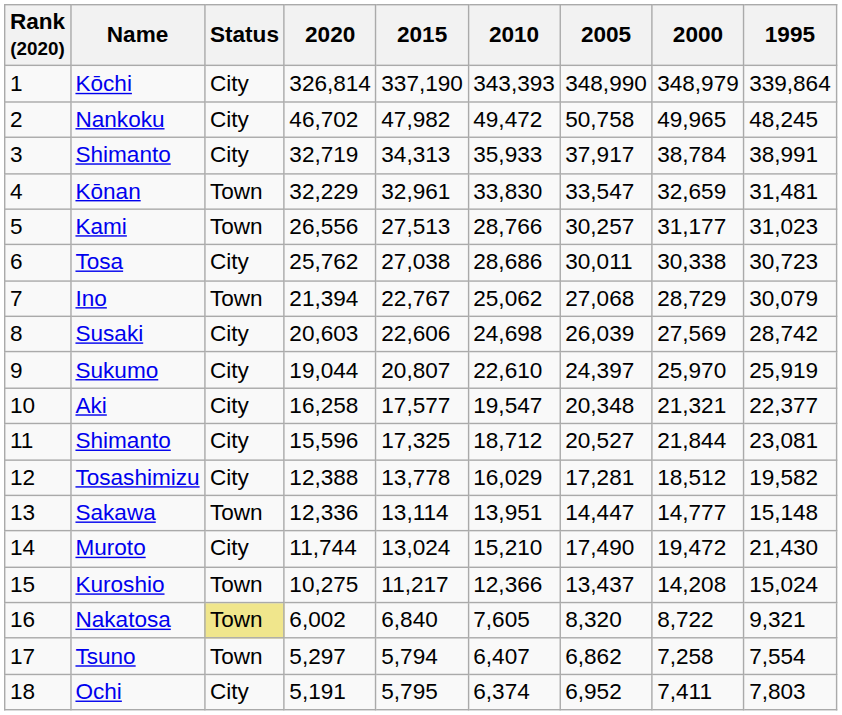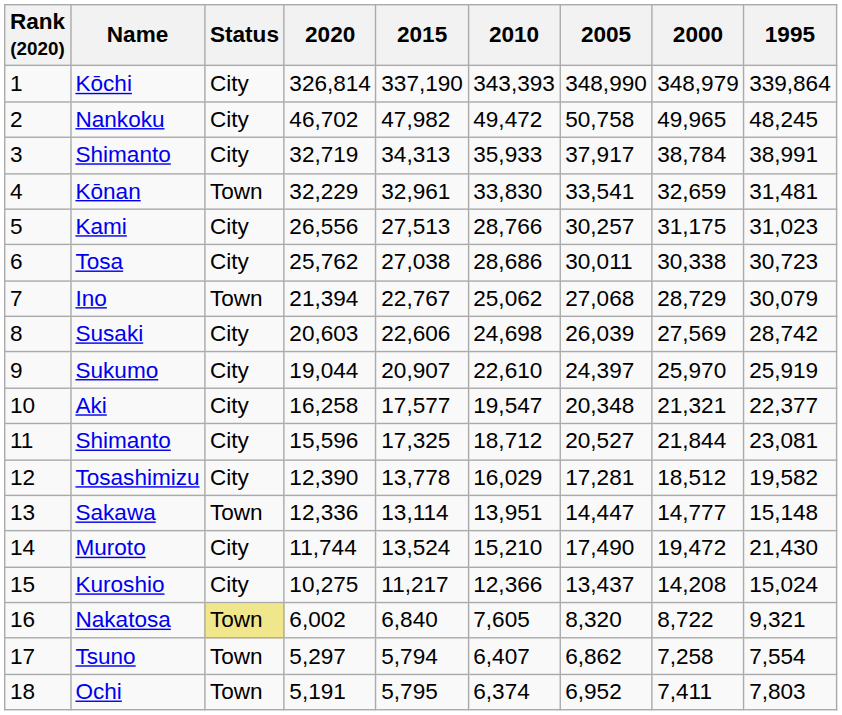(600, 190) 33,547 -> (600, 190) 33,541
(236, 226) Town -> (229, 226) City
(692, 226) 31,177 -> (692, 226) 31,175
(416, 369) 20,807 -> (416, 369) 20,907
(324, 477) 12,388 -> (324, 477) 12,390
(416, 548) 13,024 -> (416, 548) 13,524
(236, 584) Town -> (229, 584) City
(229, 691) City -> (236, 691) Town
